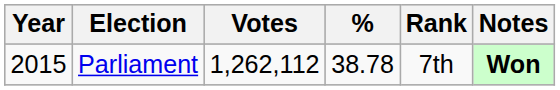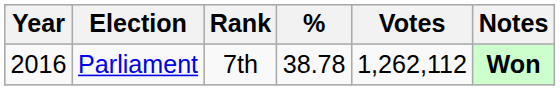columns swapped: (265, 24) <-> (436, 24)
(39, 64) 2015 -> (39, 64) 2016
